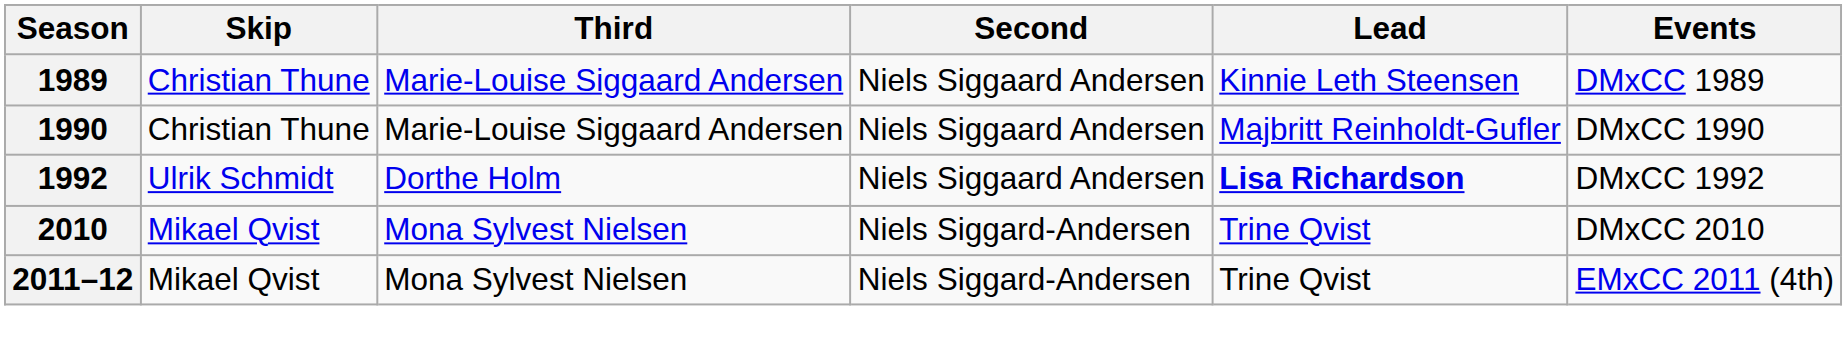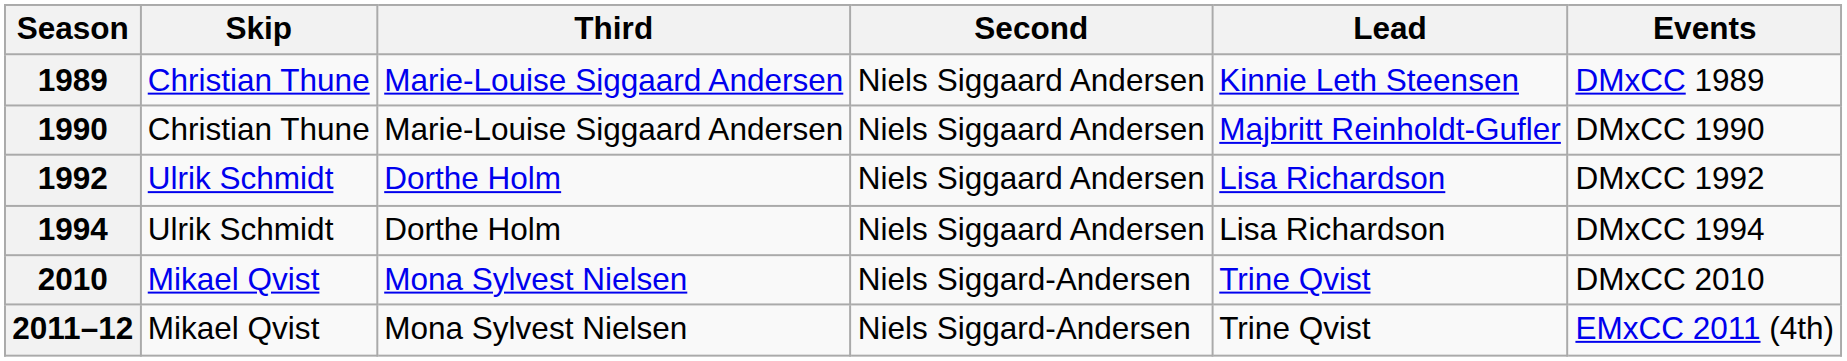(1342, 179) bold -> (1332, 179) normal
+ row: (73, 229)
